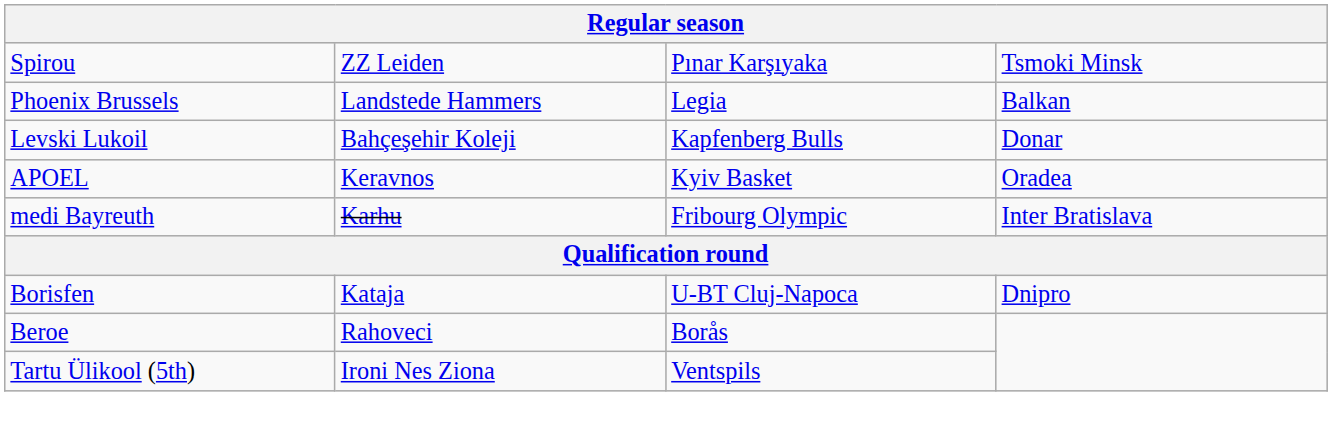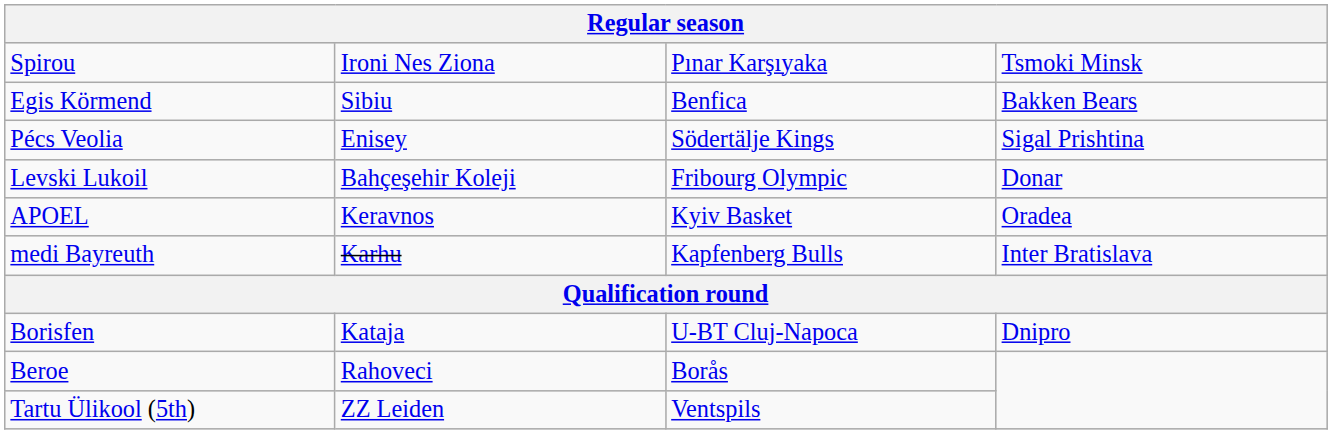(392, 62) ZZ Leiden -> (418, 62) Ironi Nes Ziona
- row: (94, 100)
+ row: (81, 100)
+ row: (67, 139)
(757, 139) Kapfenberg Bulls -> (759, 178) Fribourg Olympic
(759, 216) Fribourg Olympic -> (757, 255) Kapfenberg Bulls
(418, 370) Ironi Nes Ziona -> (392, 409) ZZ Leiden
